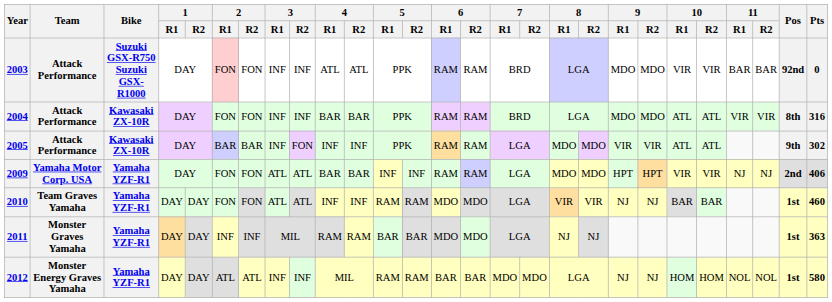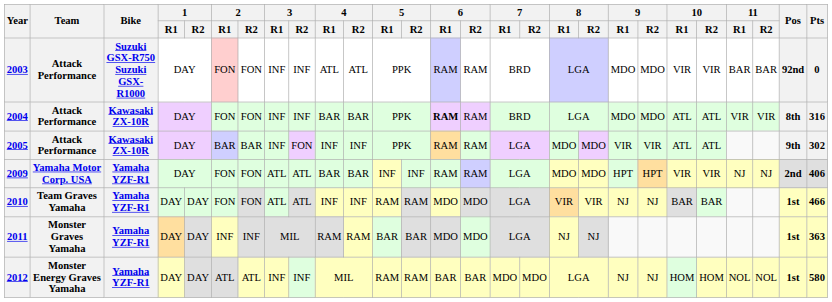(446, 116) normal -> (446, 116) bold
(817, 202) 460 -> (817, 202) 466
